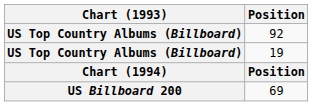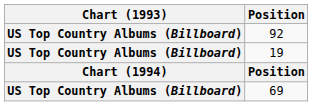(125, 91) US Billboard 200 -> (125, 91) US Top Country Albums (Billboard)
